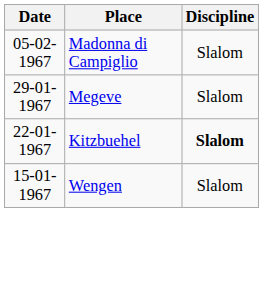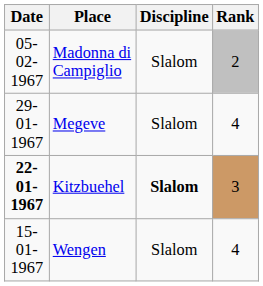+ column: (235, 17)
(35, 140) normal -> (27, 186) bold
